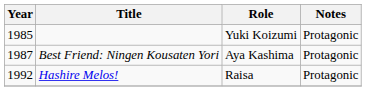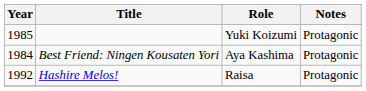(20, 55) 1987 -> (20, 55) 1984
